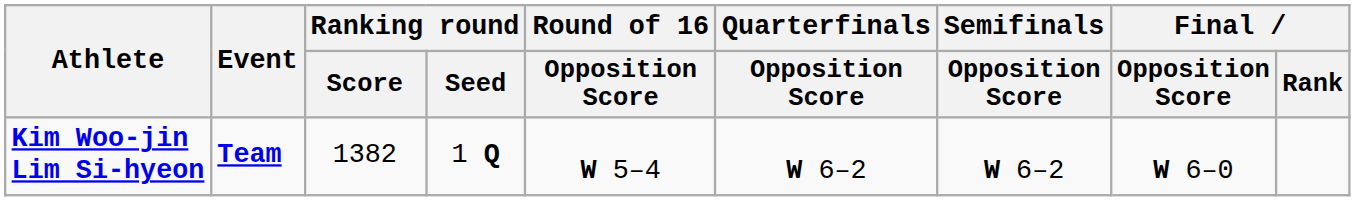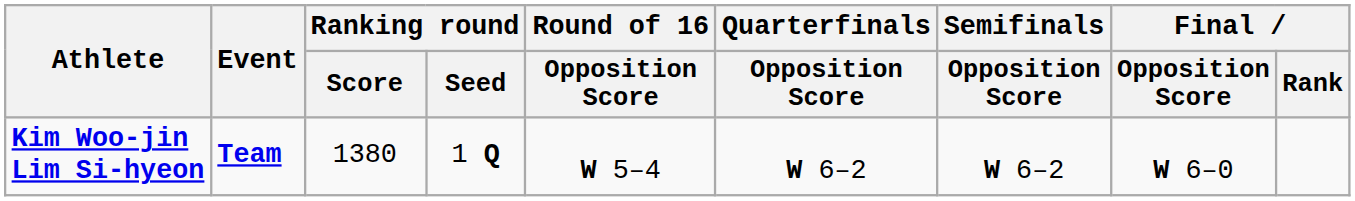(365, 156) 1382 -> (365, 156) 1380
